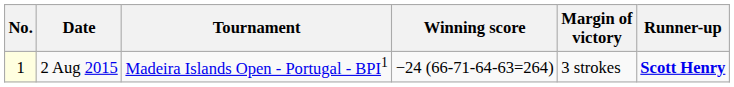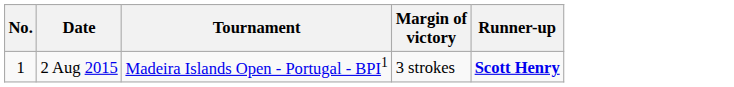- column: (475, 28)
(21, 66) lightyellow background -> (21, 66) no background
